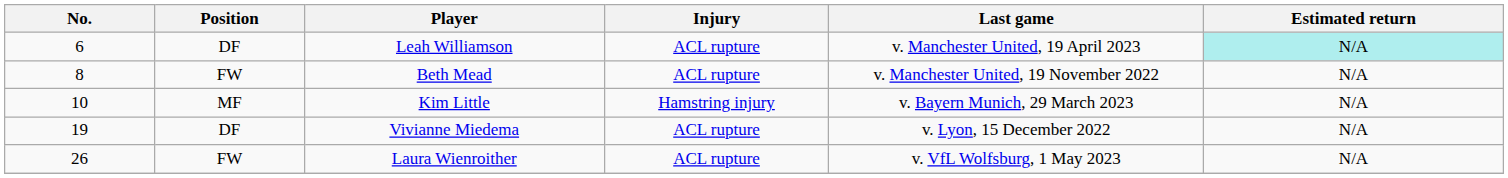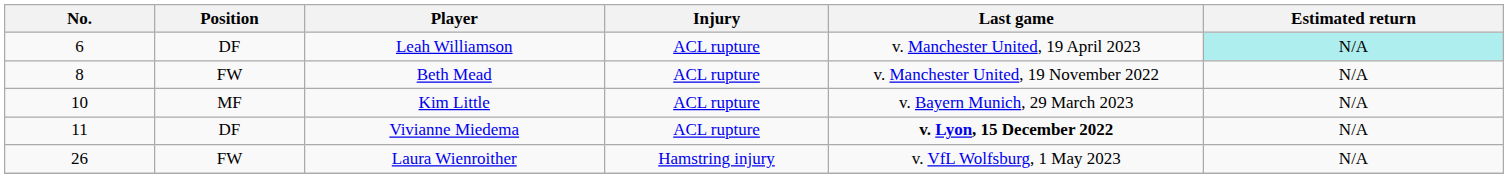(717, 102) Hamstring injury -> (717, 102) ACL rupture
(80, 130) 19 -> (80, 130) 11
(1016, 130) normal -> (1016, 130) bold
(717, 158) ACL rupture -> (717, 158) Hamstring injury
